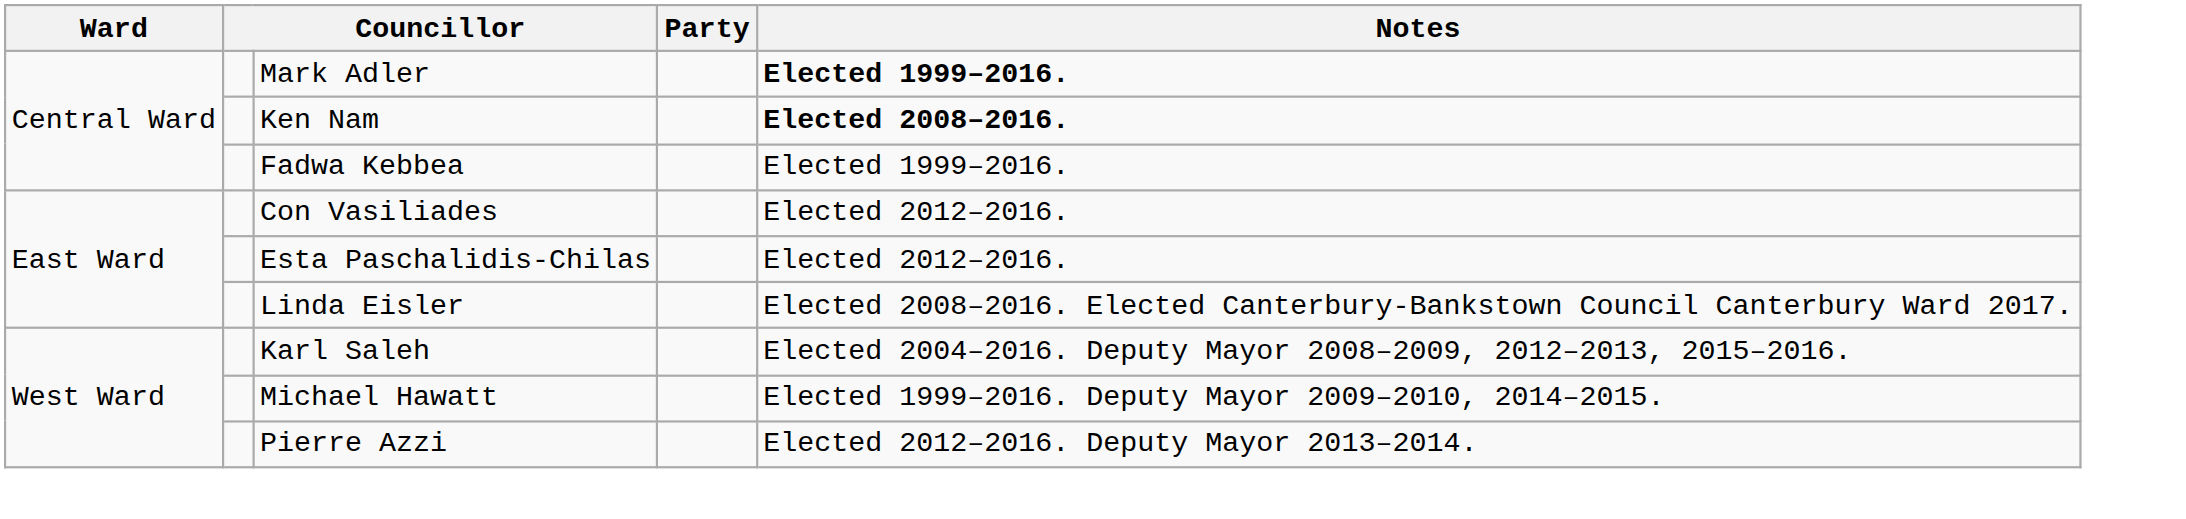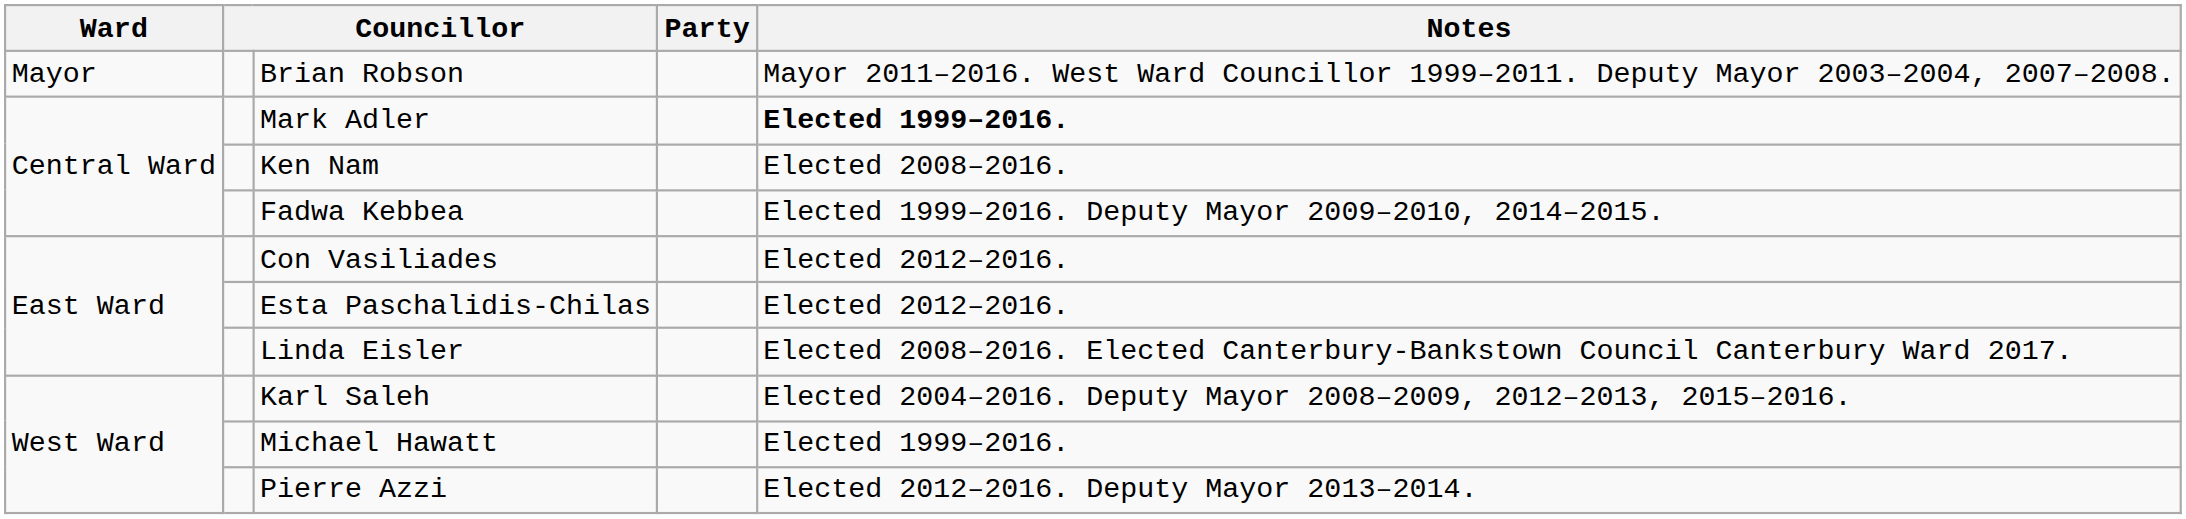+ row: (362, 74)
(916, 121) bold -> (916, 167) normal
(916, 167) Elected 1999–2016. -> (1214, 213) Elected 1999–2016. Deputy Mayor 2009–2010, 2014–2015.
(1214, 398) Elected 1999–2016. Deputy Mayor 2009–2010, 2014–2015. -> (916, 444) Elected 1999–2016.
